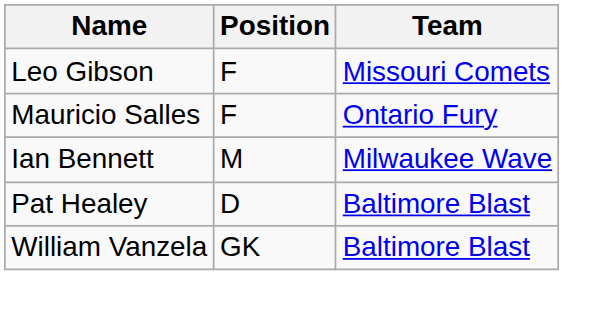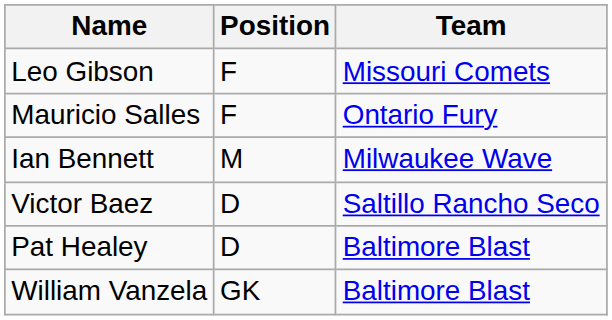+ row: (82, 203)
